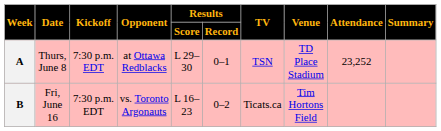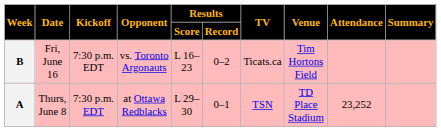rows swapped: (20, 61) <-> (20, 105)
